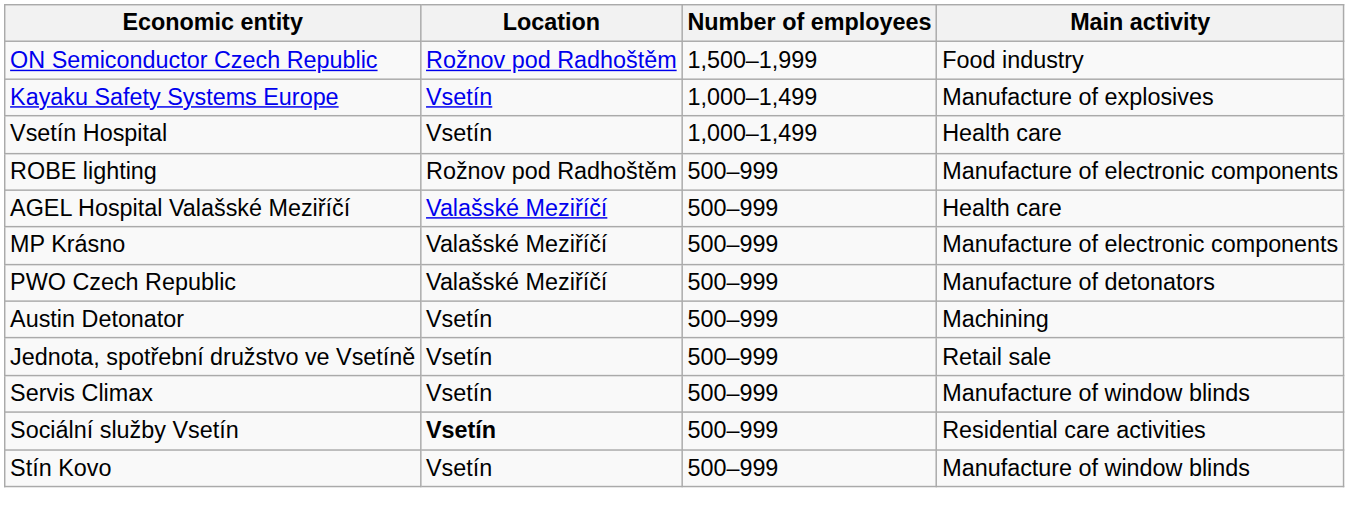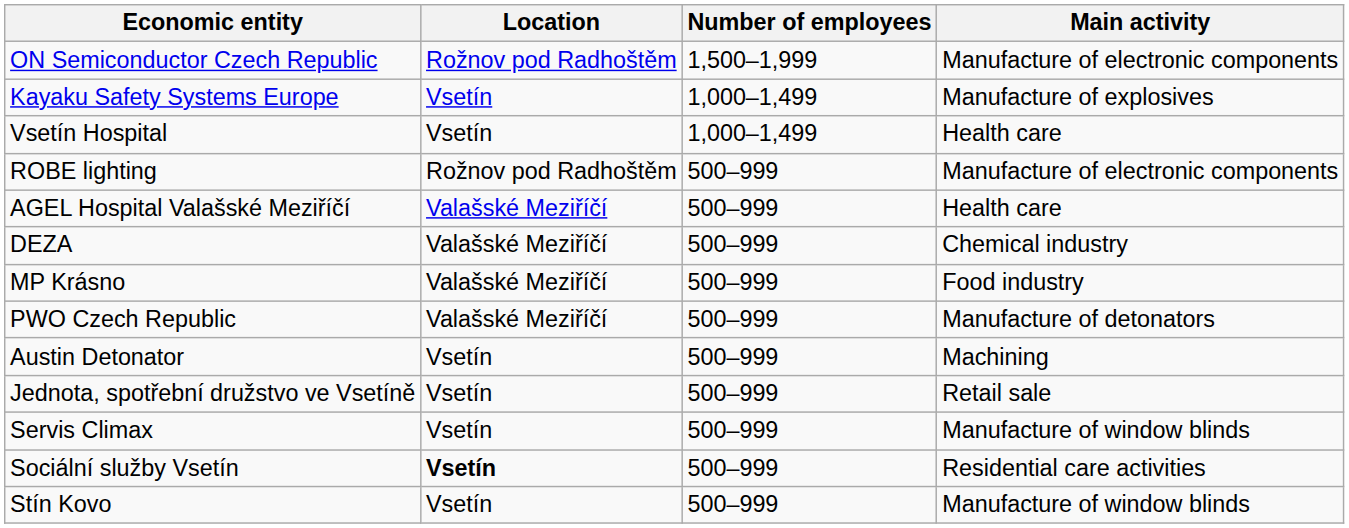(1013, 60) Food industry -> (1140, 60) Manufacture of electronic components
+ row: (41, 245)
(1140, 245) Manufacture of electronic components -> (1013, 282) Food industry
